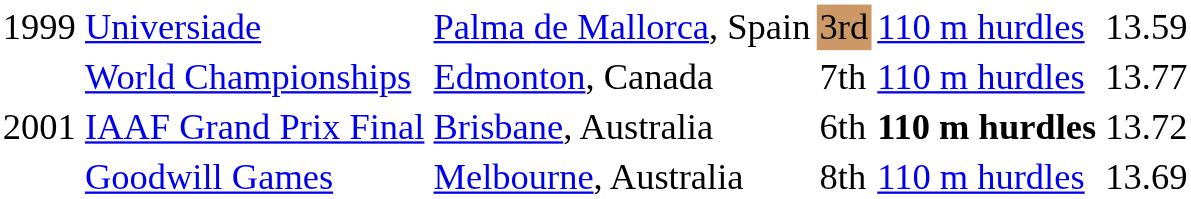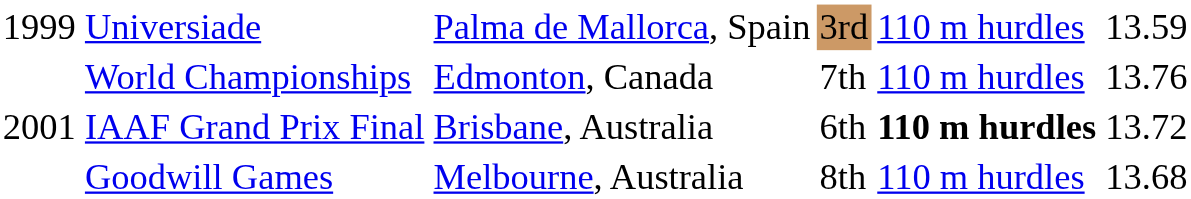(1146, 76) 13.77 -> (1146, 76) 13.76
(1146, 177) 13.69 -> (1146, 177) 13.68
